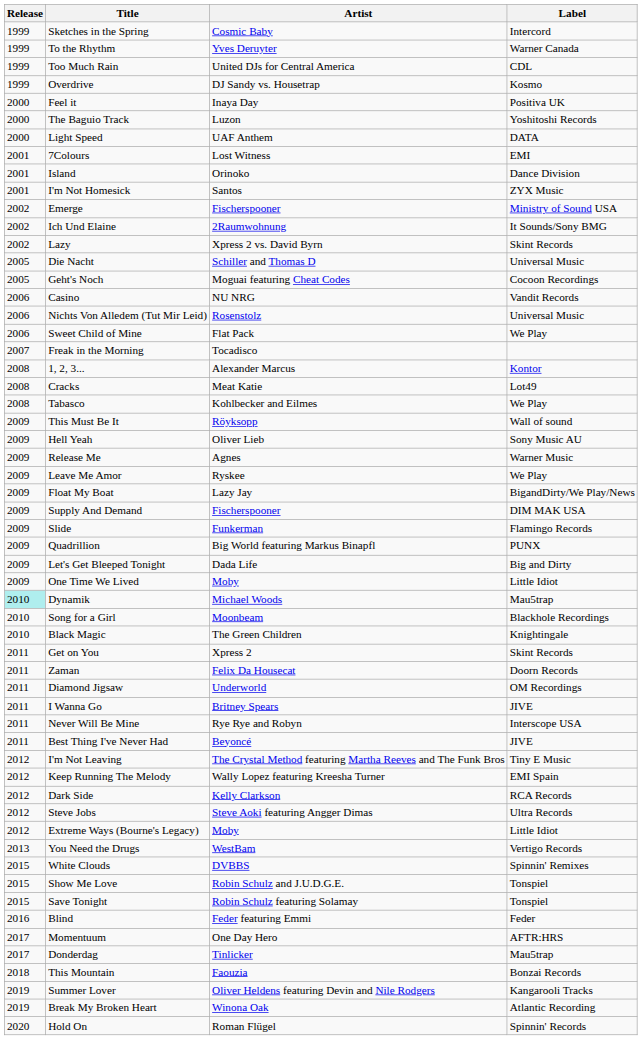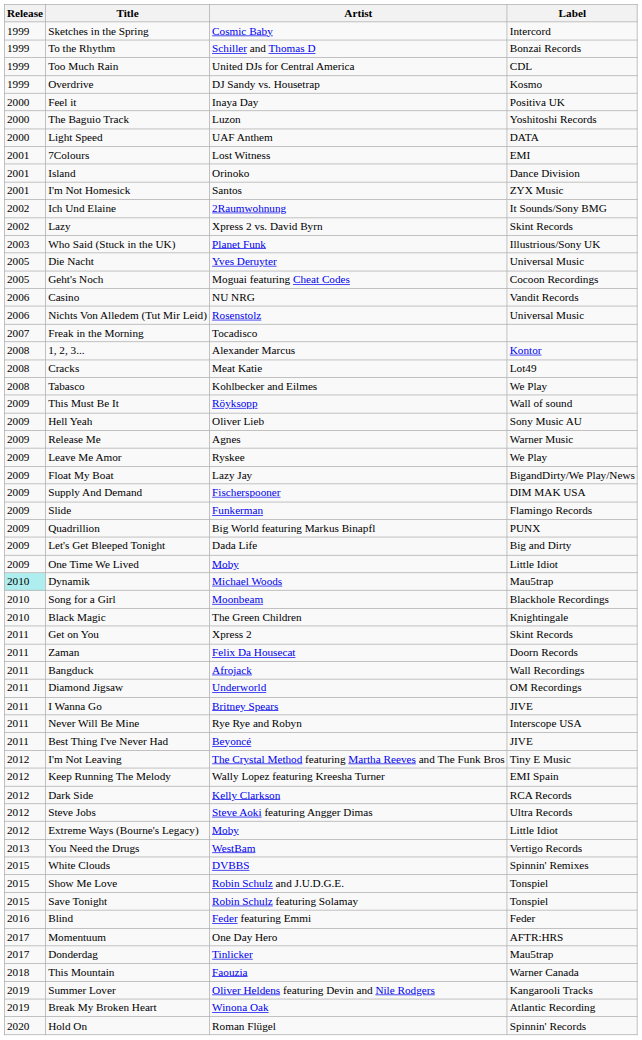(244, 48) Yves Deruyter -> (264, 48) Schiller and Thomas D
(544, 48) Warner Canada -> (545, 48) Bonzai Records
- row: (65, 208)
+ row: (112, 244)
(264, 262) Schiller and Thomas D -> (244, 262) Yves Deruyter
- row: (95, 333)
+ row: (71, 670)
(545, 972) Bonzai Records -> (544, 972) Warner Canada
